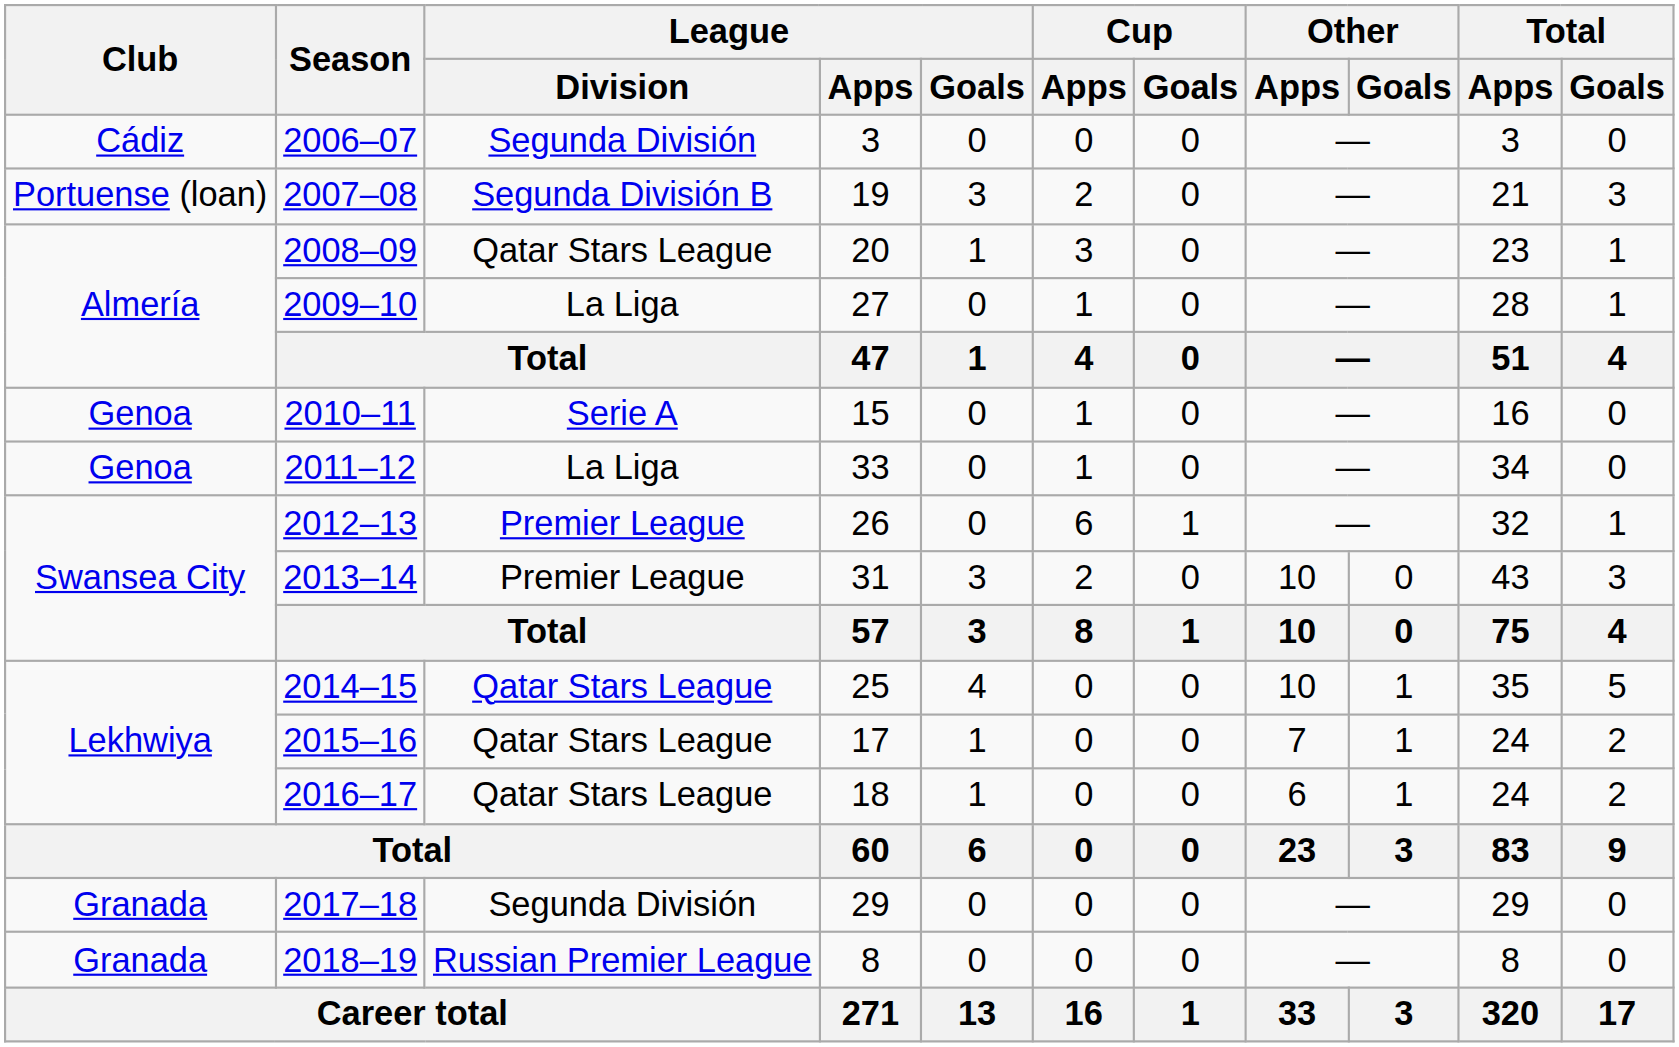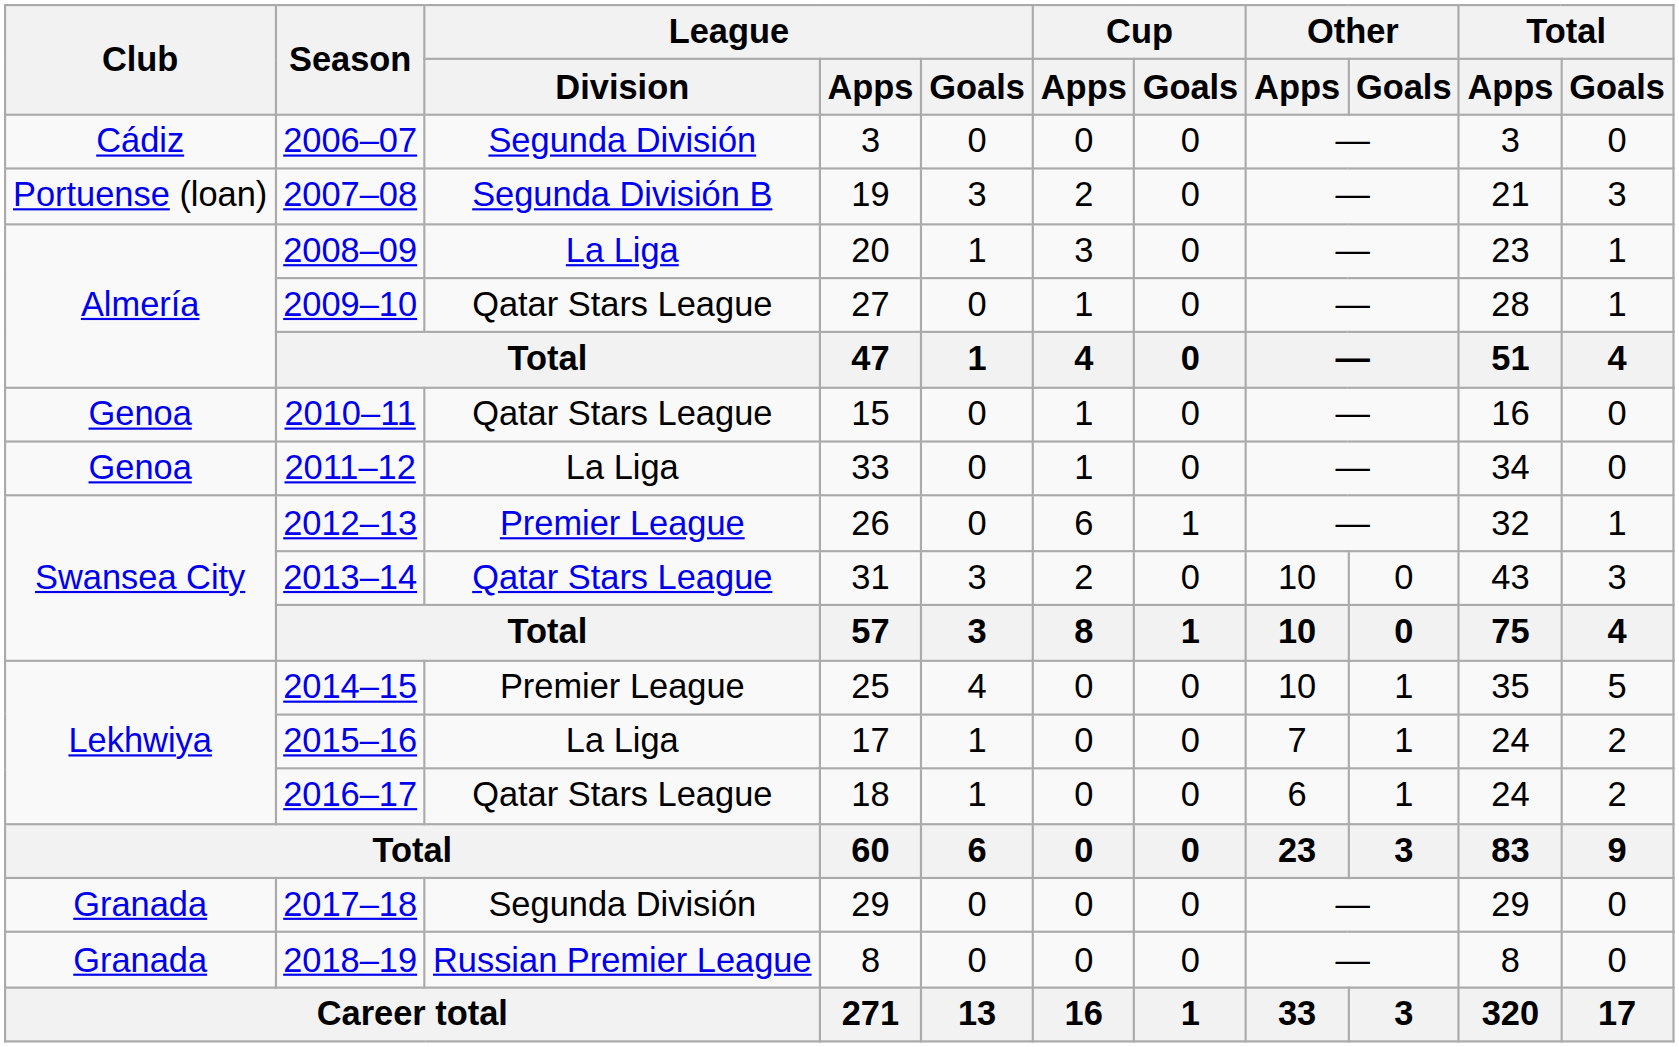(622, 250) Qatar Stars League -> (622, 250) La Liga
(622, 304) La Liga -> (622, 304) Qatar Stars League
(622, 413) Serie A -> (622, 413) Qatar Stars League
(622, 577) Premier League -> (622, 577) Qatar Stars League
(622, 686) Qatar Stars League -> (622, 686) Premier League
(622, 741) Qatar Stars League -> (622, 741) La Liga
